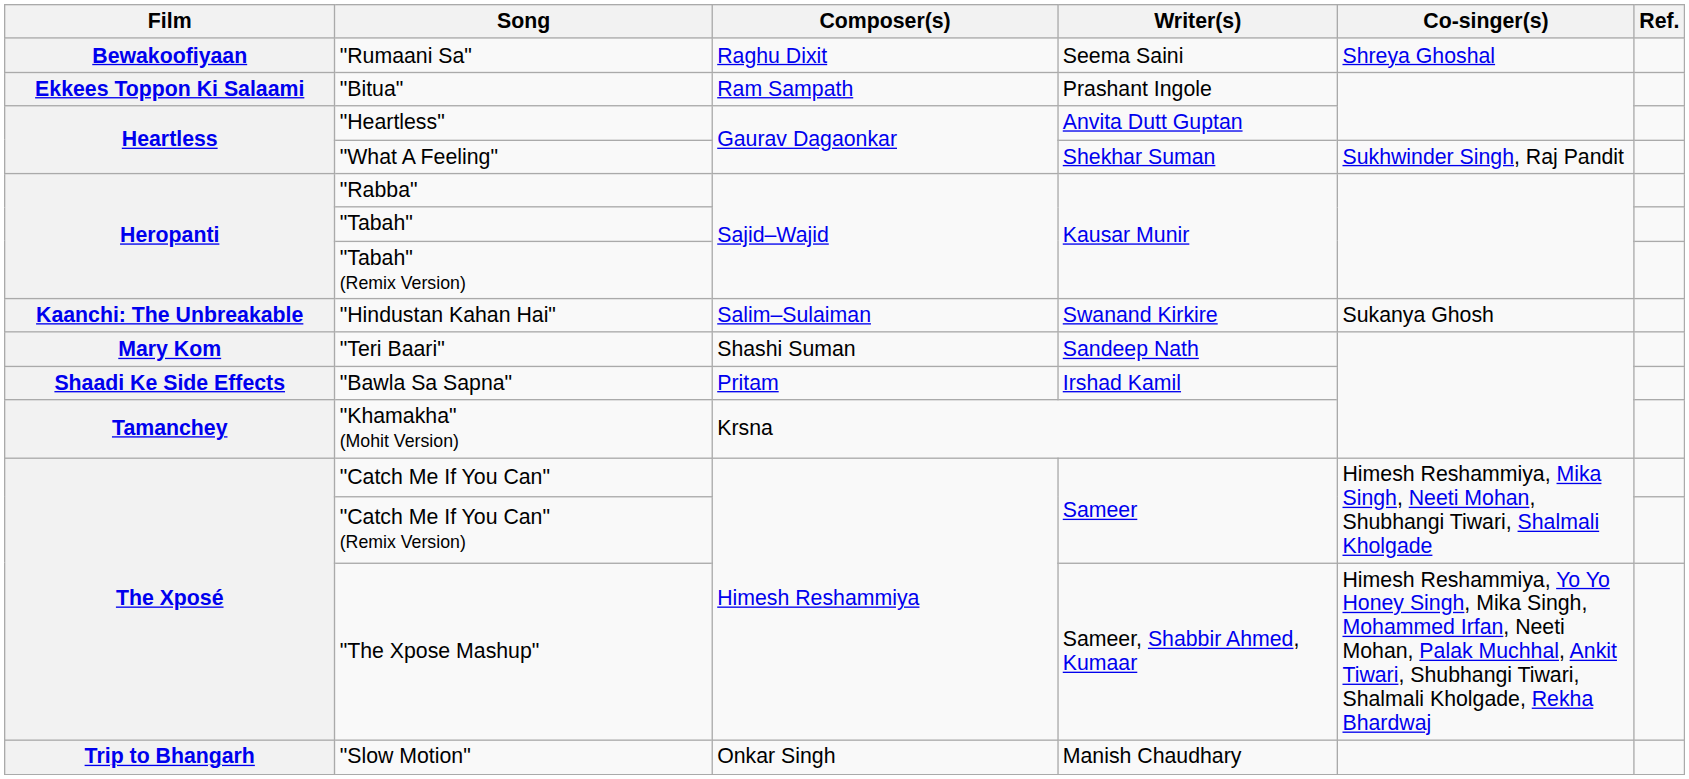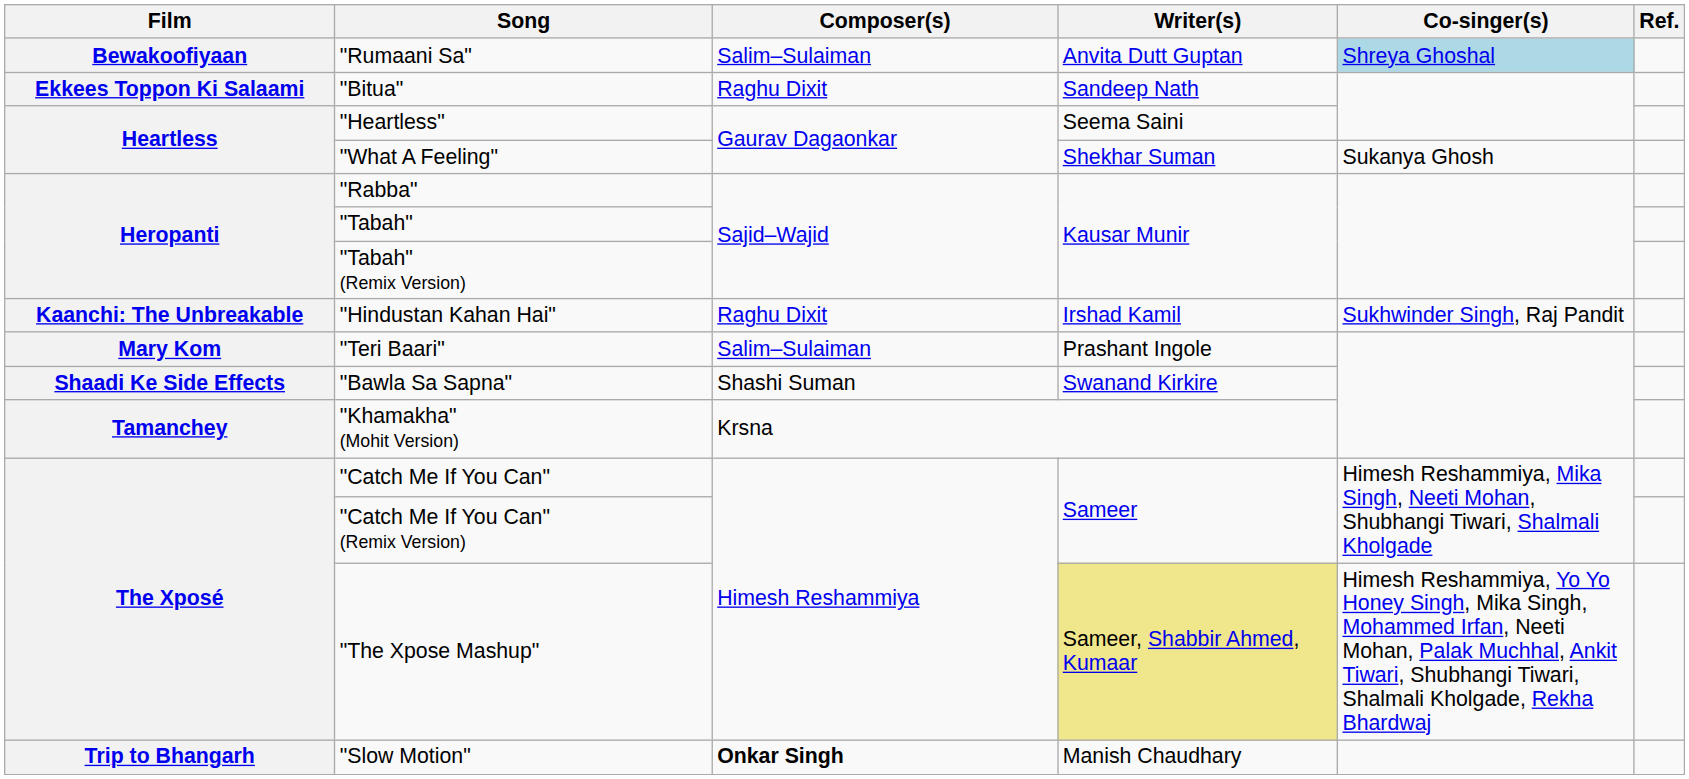(772, 55) Raghu Dixit -> (794, 55) Salim–Sulaiman
(1123, 55) Seema Saini -> (1153, 55) Anvita Dutt Guptan
(1419, 55) no background -> (1419, 55) lightblue background
(785, 88) Ram Sampath -> (772, 88) Raghu Dixit
(1137, 88) Prashant Ingole -> (1131, 88) Sandeep Nath
(1153, 122) Anvita Dutt Guptan -> (1123, 122) Seema Saini
(1483, 156) Sukhwinder Singh, Raj Pandit -> (1418, 156) Sukanya Ghosh
(794, 315) Salim–Sulaiman -> (772, 315) Raghu Dixit
(1140, 315) Swanand Kirkire -> (1122, 315) Irshad Kamil
(1418, 315) Sukanya Ghosh -> (1483, 315) Sukhwinder Singh, Raj Pandit
(786, 349) Shashi Suman -> (794, 349) Salim–Sulaiman
(1131, 349) Sandeep Nath -> (1137, 349) Prashant Ingole
(748, 382) Pritam -> (786, 382) Shashi Suman
(1122, 382) Irshad Kamil -> (1140, 382) Swanand Kirkire
(1181, 651) no background -> (1181, 651) khaki background
(776, 757) normal -> (780, 757) bold
